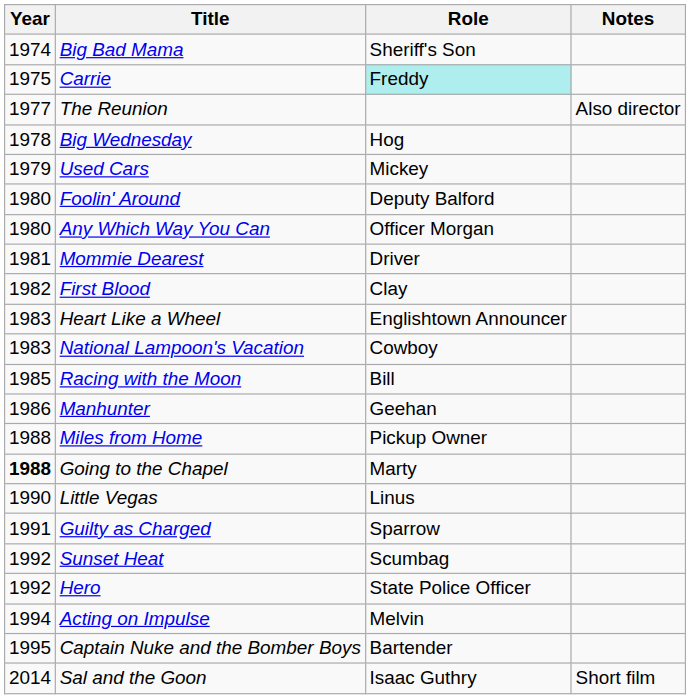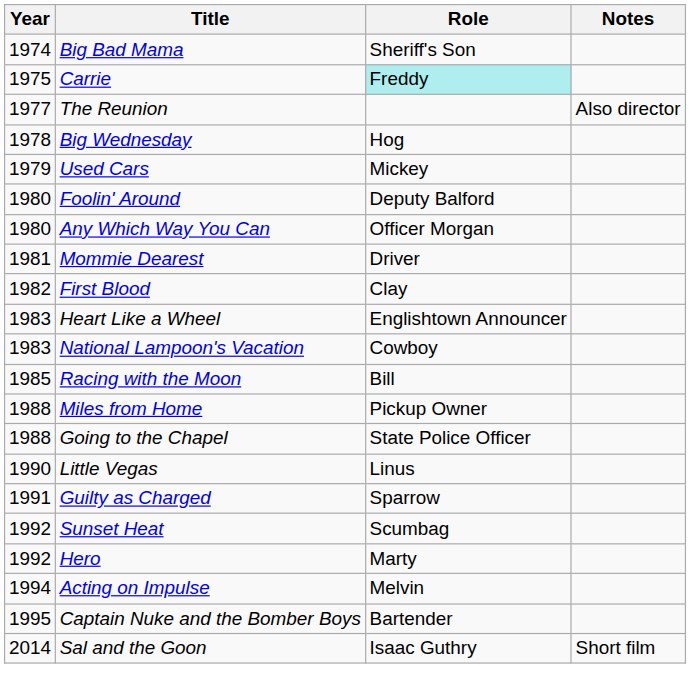- row: (105, 408)
(30, 468) bold -> (30, 438) normal
(393, 468) Marty -> (450, 438) State Police Officer
(450, 588) State Police Officer -> (393, 558) Marty
